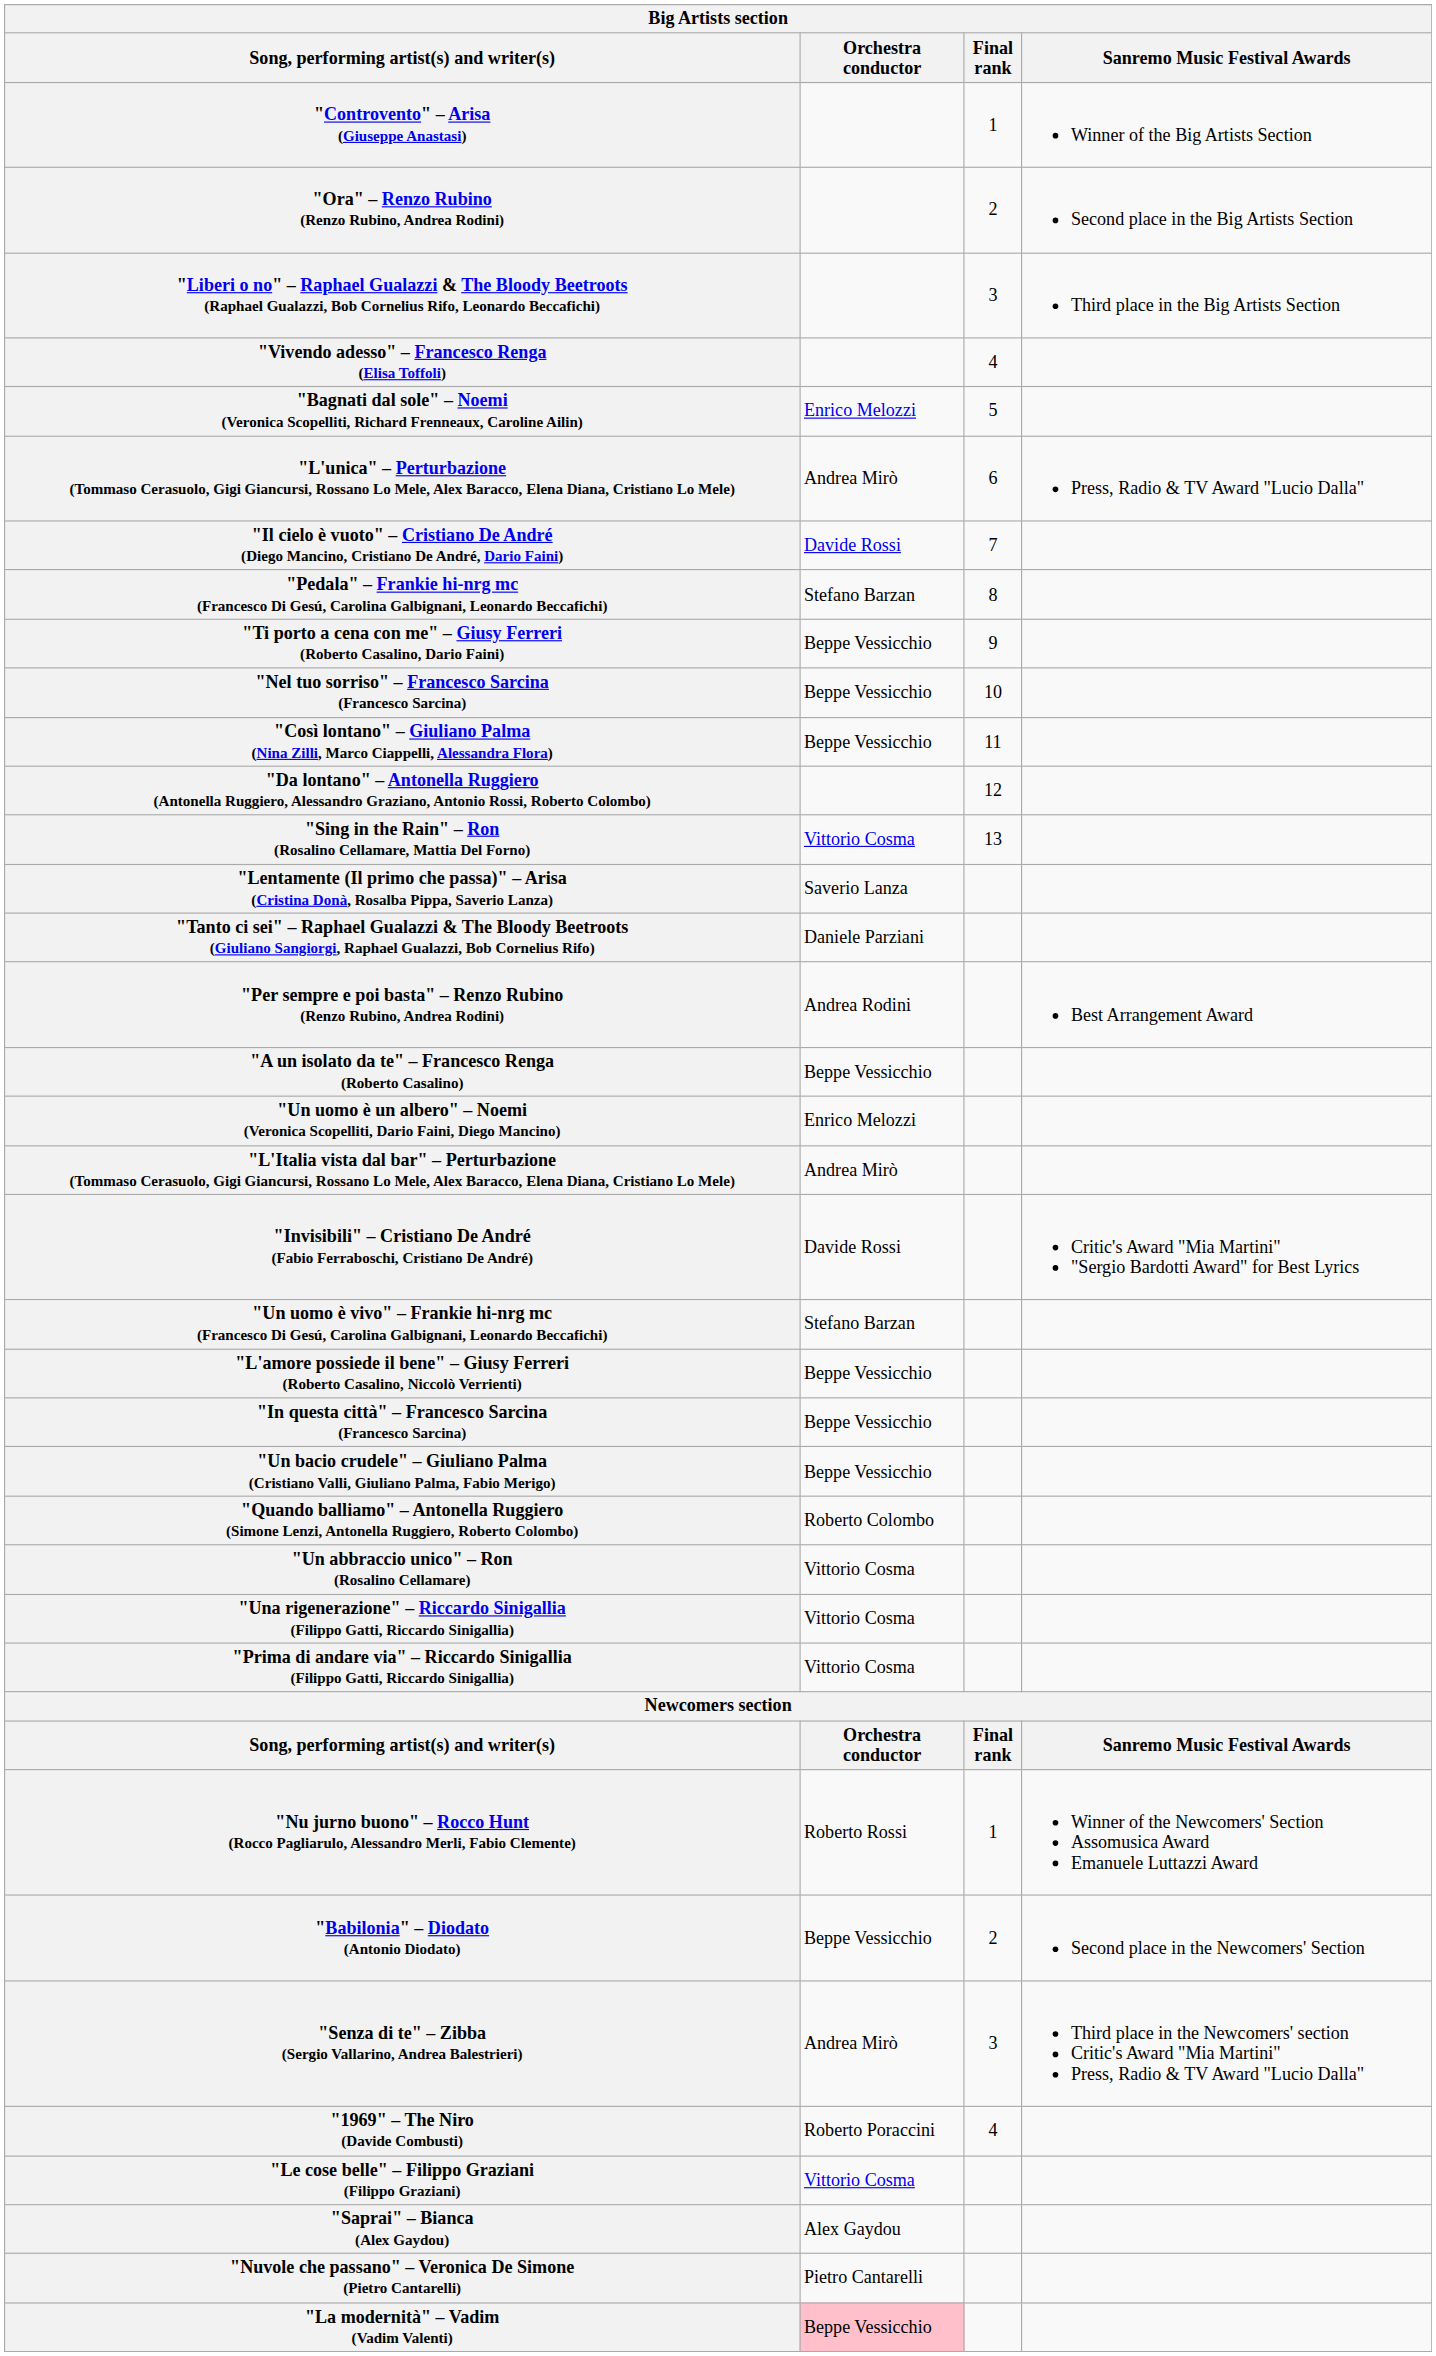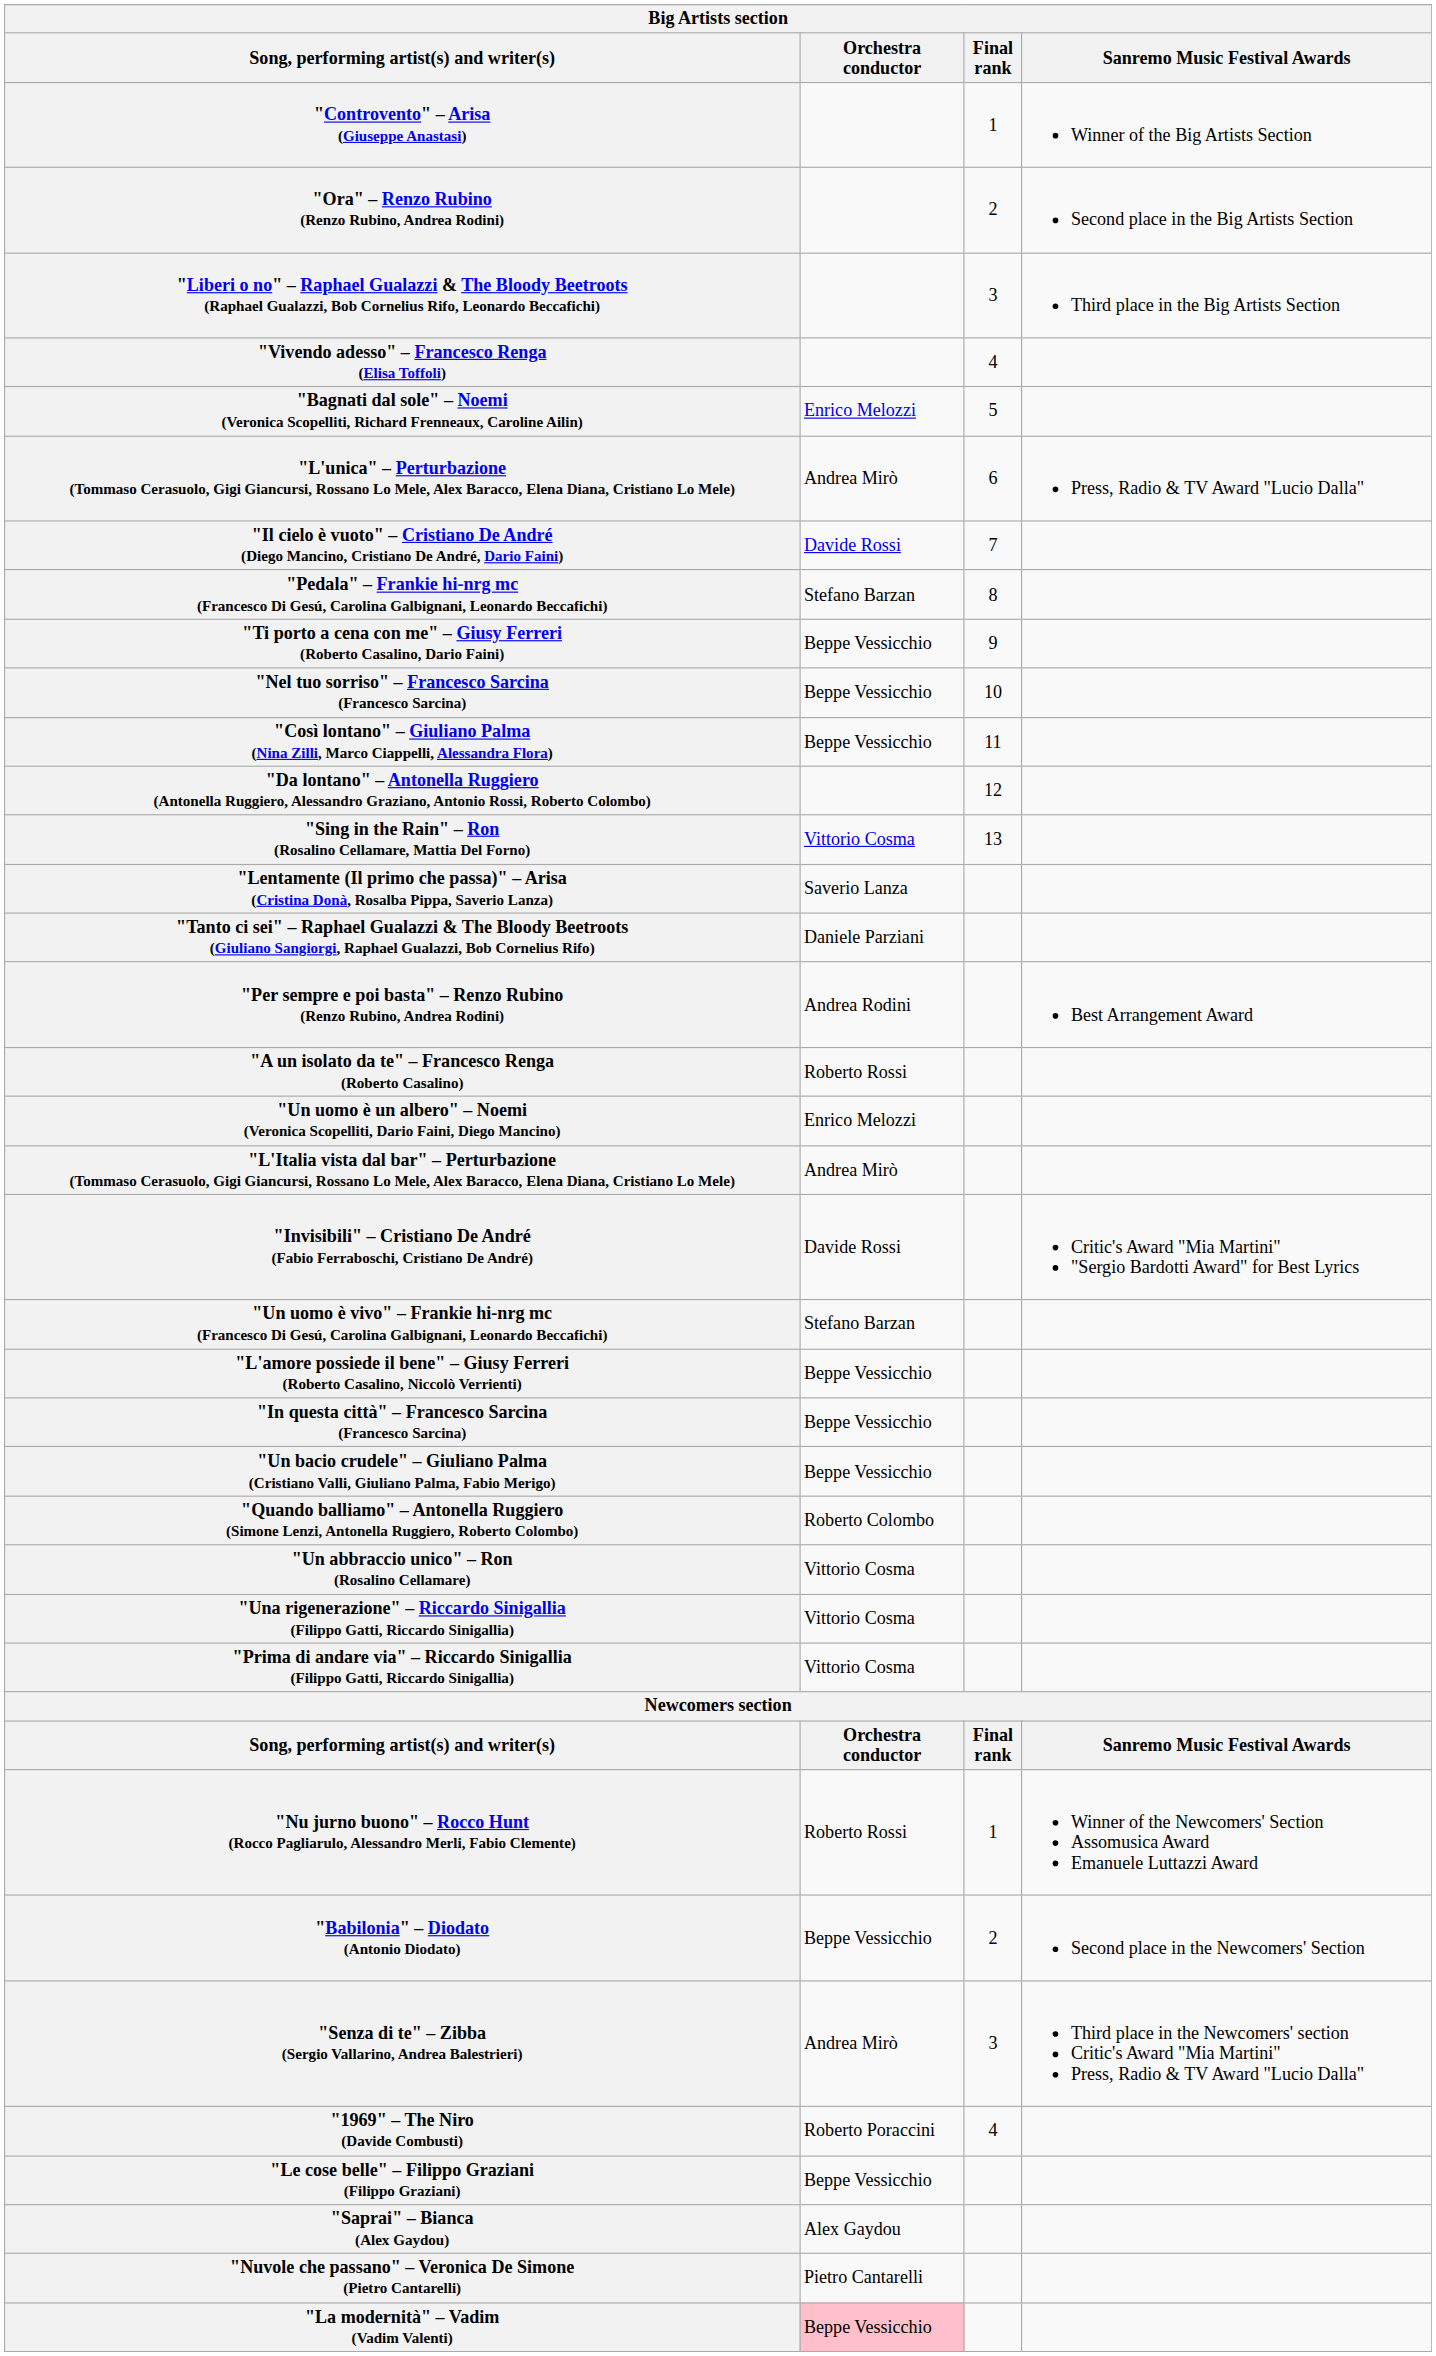(868, 1071) Beppe Vessicchio -> (855, 1071) Roberto Rossi
(859, 2179) Vittorio Cosma -> (868, 2179) Beppe Vessicchio
